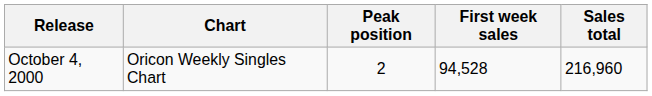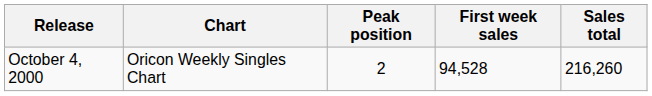(594, 68) 216,960 -> (594, 68) 216,260
